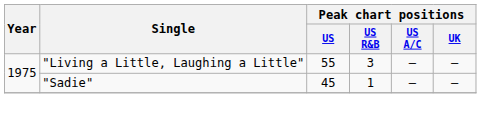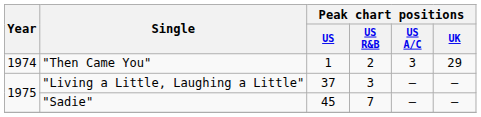+ row: (97, 63)
(328, 63) 55 -> (328, 83) 37
(370, 83) 1 -> (370, 103) 7
